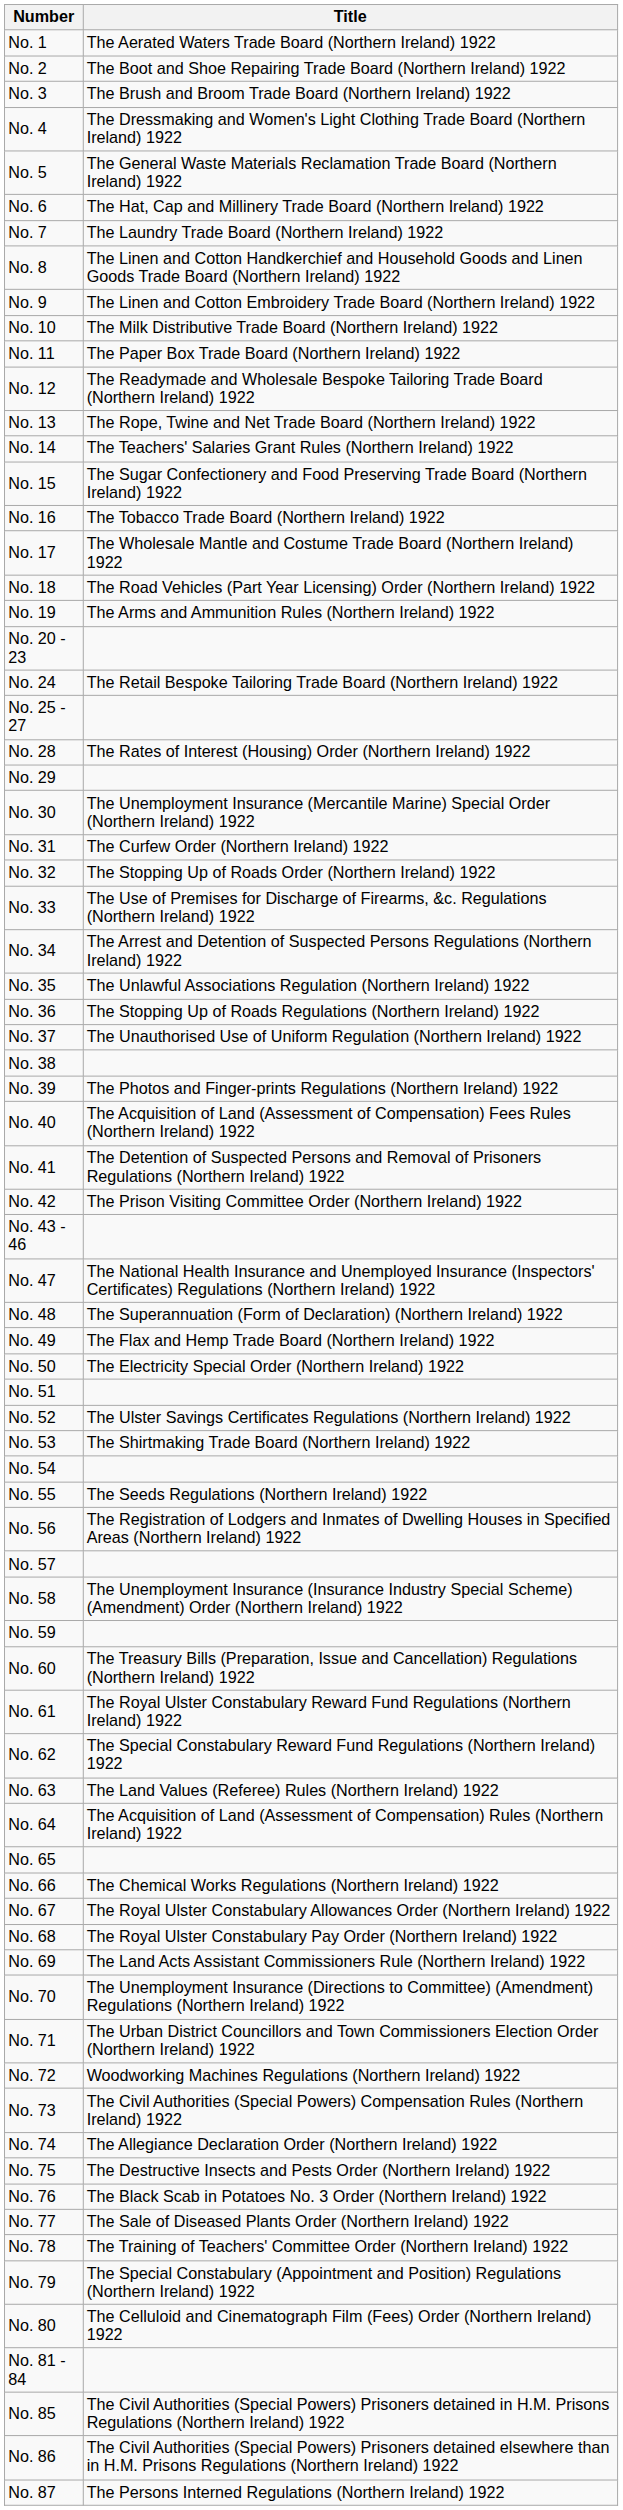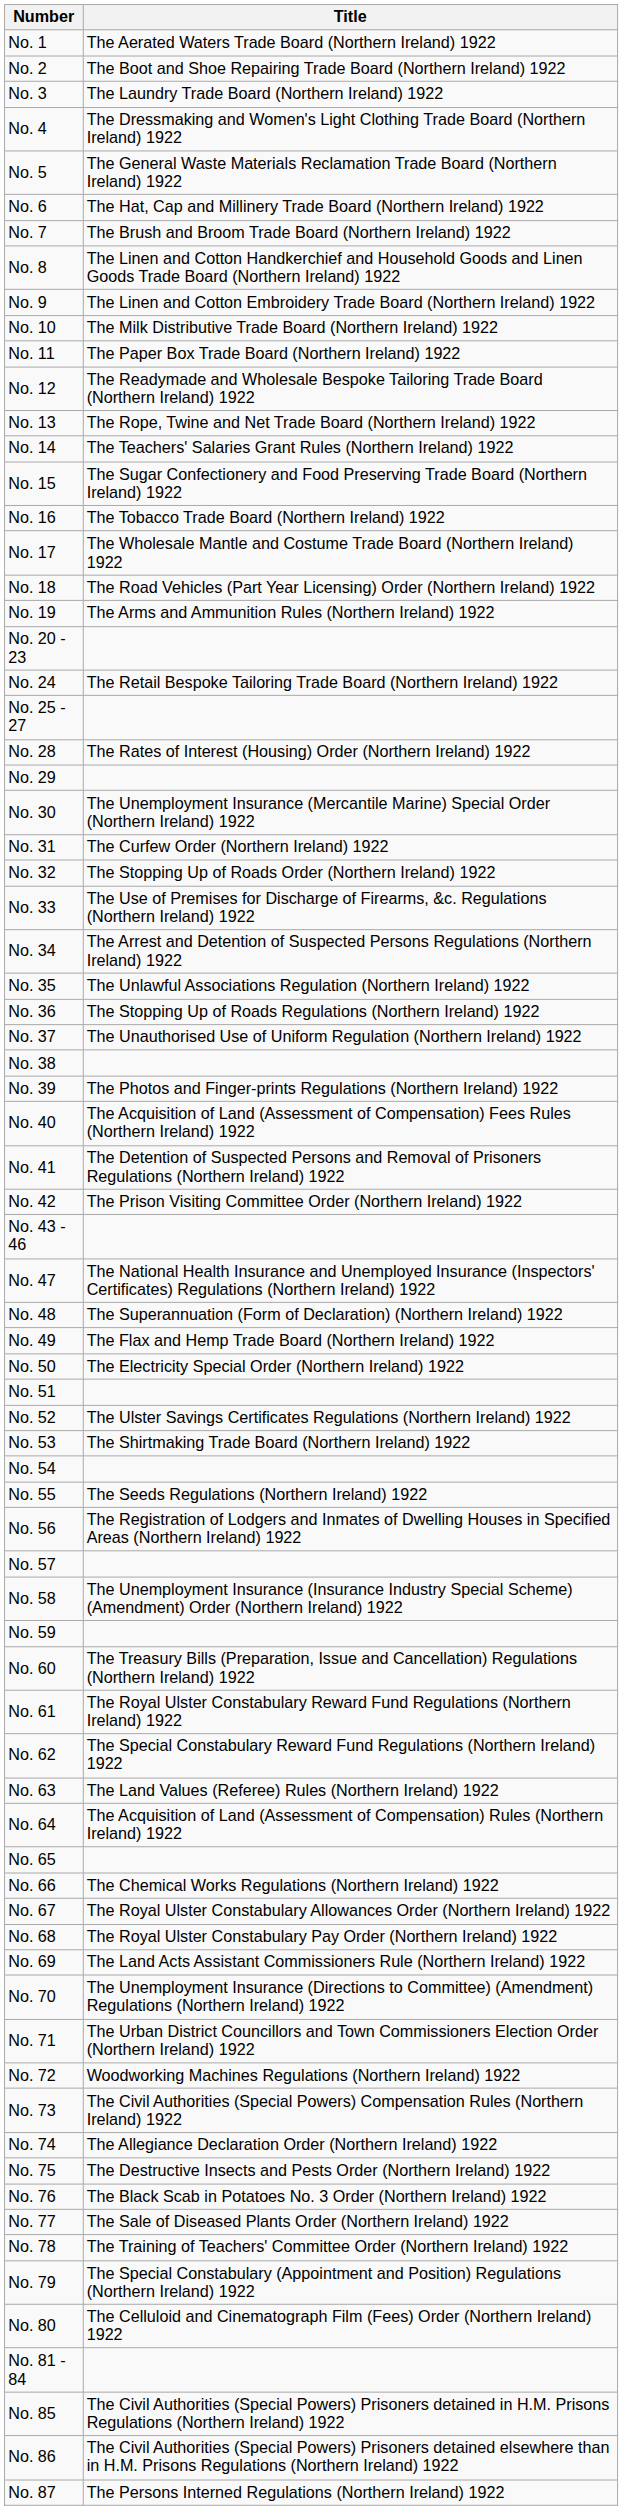(299, 94) The Brush and Broom Trade Board (Northern Ireland) 1922 -> (265, 94) The Laundry Trade Board (Northern Ireland) 1922
(265, 233) The Laundry Trade Board (Northern Ireland) 1922 -> (299, 233) The Brush and Broom Trade Board (Northern Ireland) 1922
